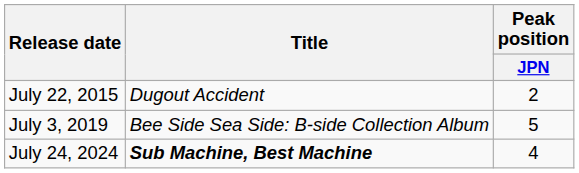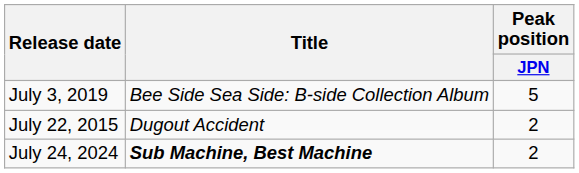rows swapped: (64, 95) <-> (58, 124)
(533, 153) 4 -> (533, 153) 2
